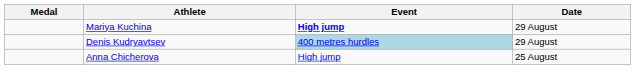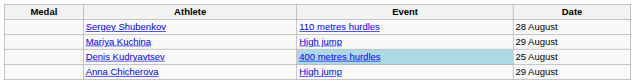+ row: (126, 27)
(321, 27) bold -> (321, 42) normal
(536, 42) 29 August -> (537, 57) 25 August
(536, 57) 25 August -> (537, 72) 29 August
